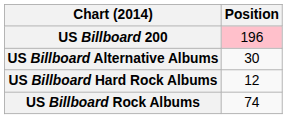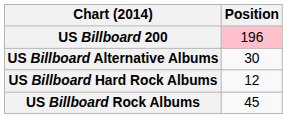(252, 102) 74 -> (252, 102) 45
